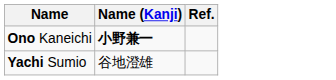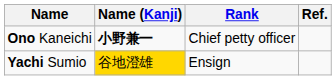+ column: (242, 15)
(126, 62) no background -> (126, 62) gold background
